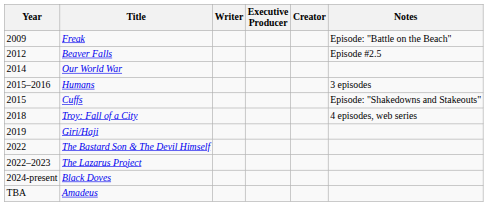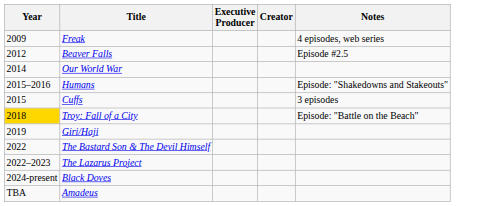- column: (229, 17)
(391, 38) Episode: "Battle on the Beach" -> (341, 38) 4 episodes, web series
(351, 85) 3 episodes -> (373, 85) Episode: "Shakedowns and Stakeouts"
(406, 100) Episode: "Shakedowns and Stakeouts" -> (318, 100) 3 episodes
(16, 116) no background -> (16, 116) gold background
(374, 116) 4 episodes, web series -> (358, 116) Episode: "Battle on the Beach"
